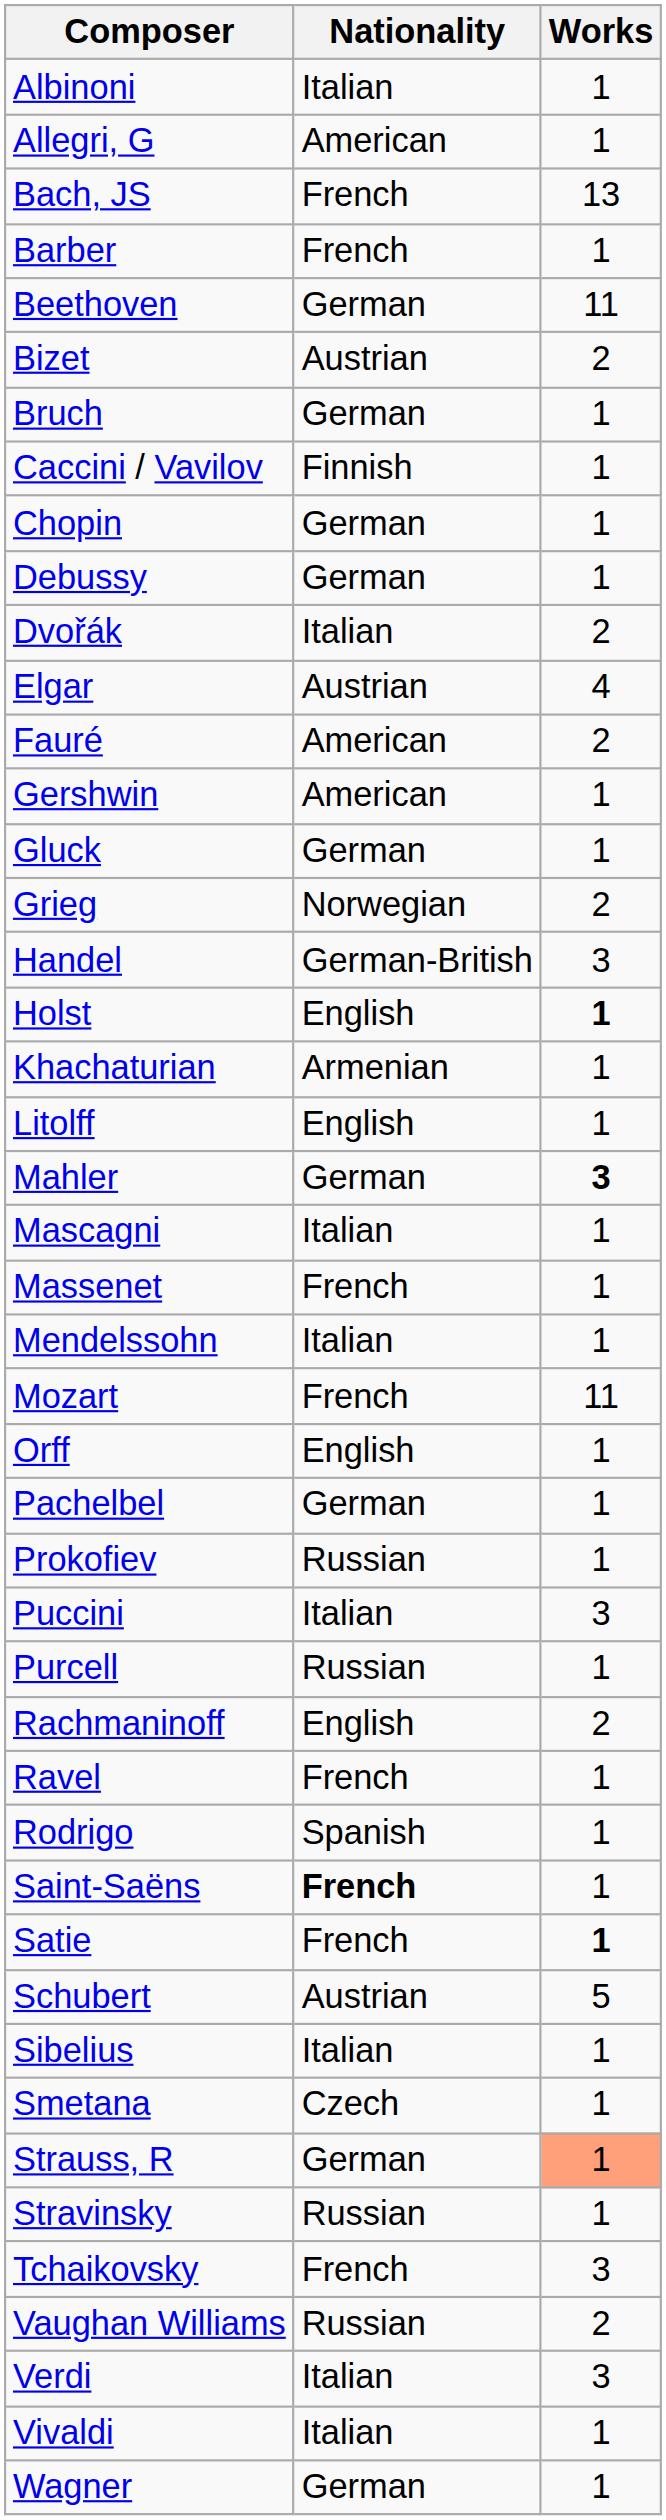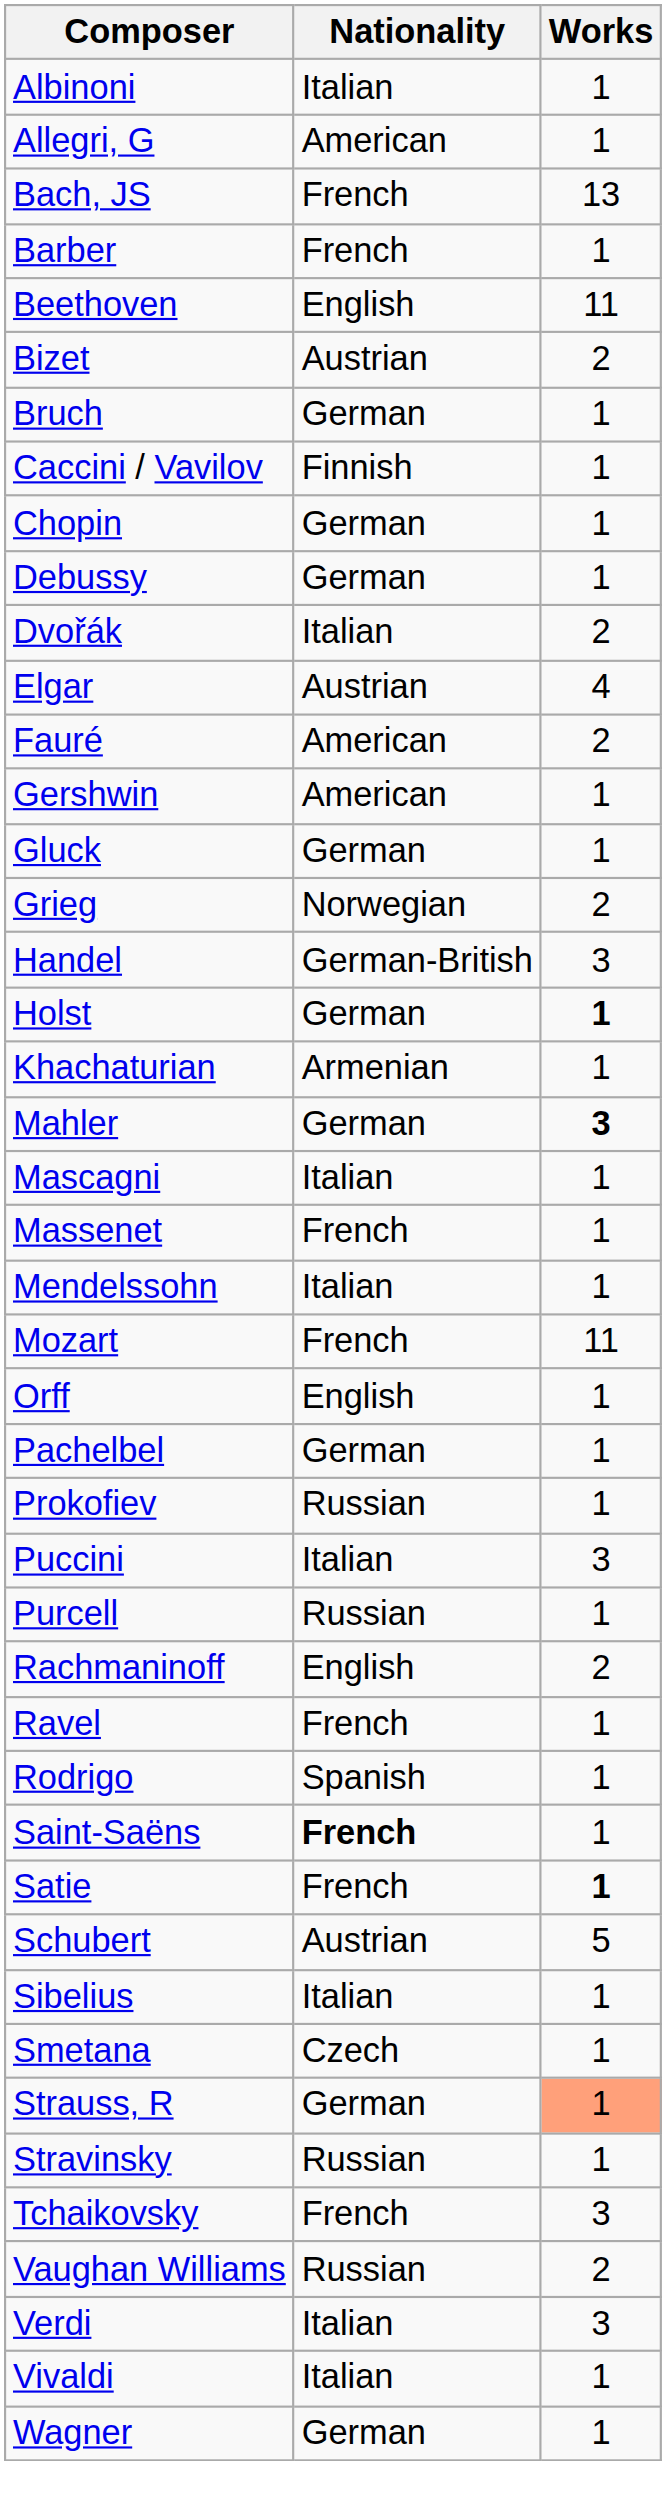(364, 304) German -> (358, 304) English
(358, 1013) English -> (364, 1013) German
- row: (54, 1122)
